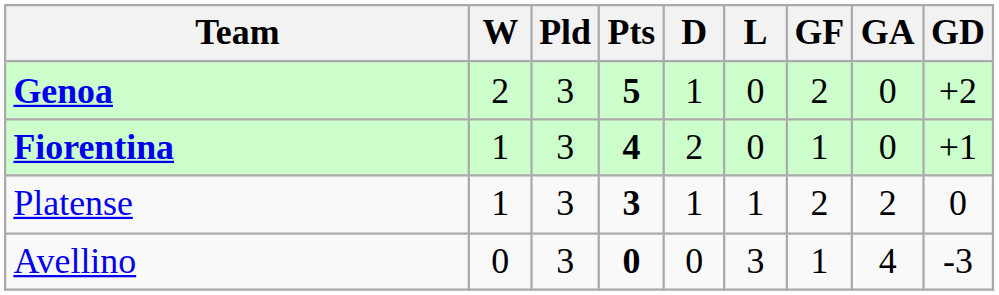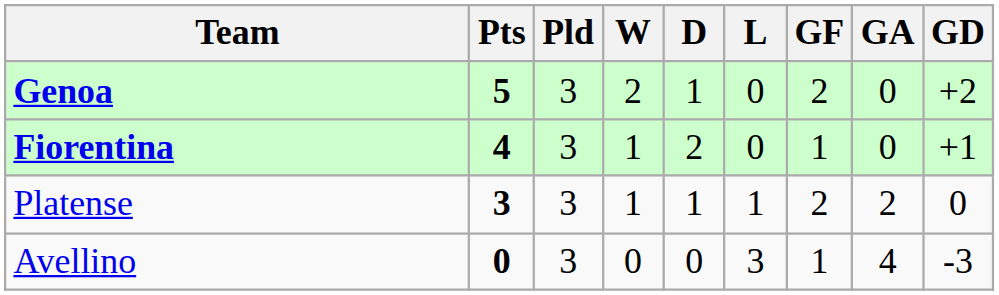columns swapped: (631, 32) <-> (500, 32)
